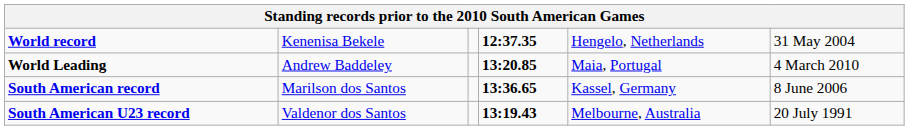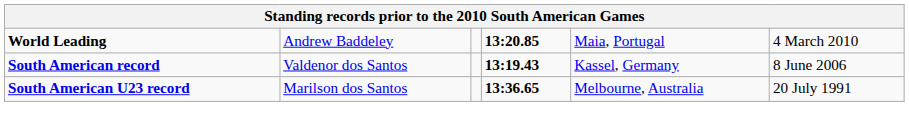- row: (52, 40)
(344, 88) Marilson dos Santos -> (345, 64) Valdenor dos Santos
(509, 88) 13:36.65 -> (512, 64) 13:19.43
(344, 112) Valdenor dos Santos -> (345, 88) Marilson dos Santos
(509, 112) 13:19.43 -> (512, 88) 13:36.65
